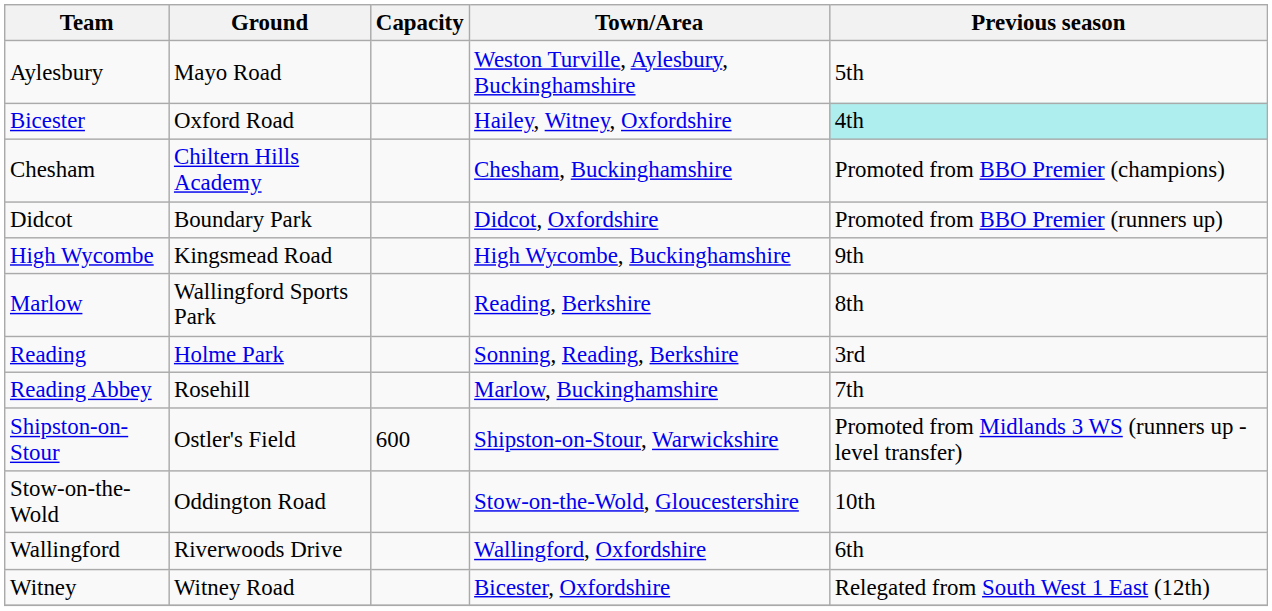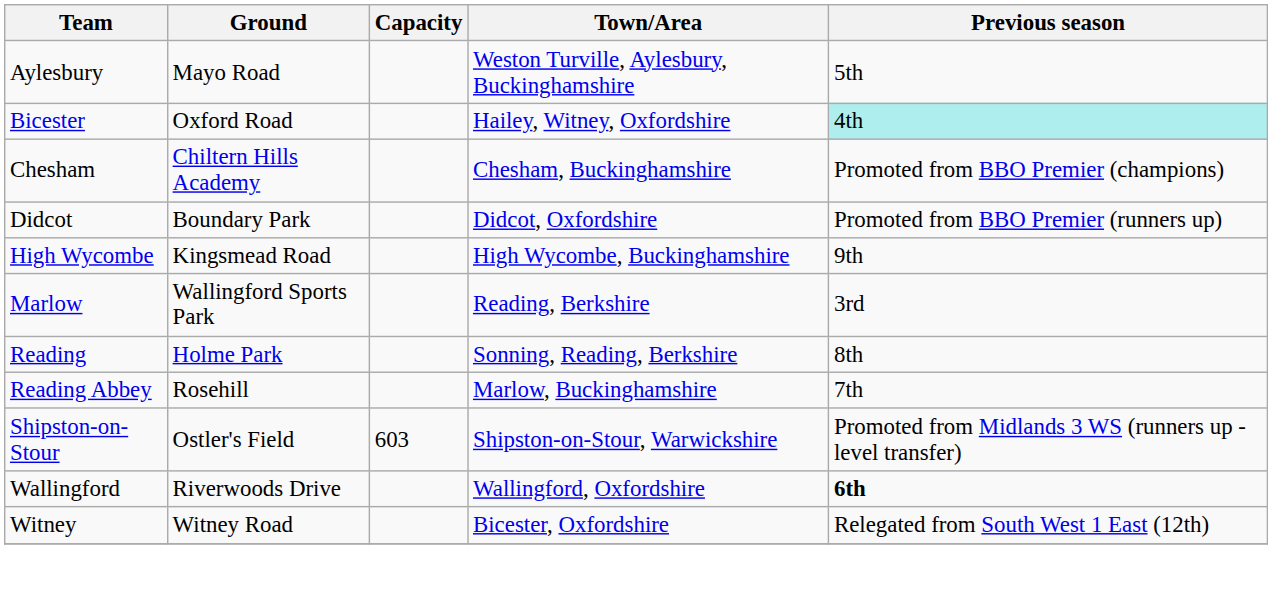(849, 304) 8th -> (849, 304) 3rd
(850, 353) 3rd -> (849, 353) 8th
(393, 439) 600 -> (392, 439) 603
- row: (70, 501)
(849, 550) normal -> (850, 488) bold
